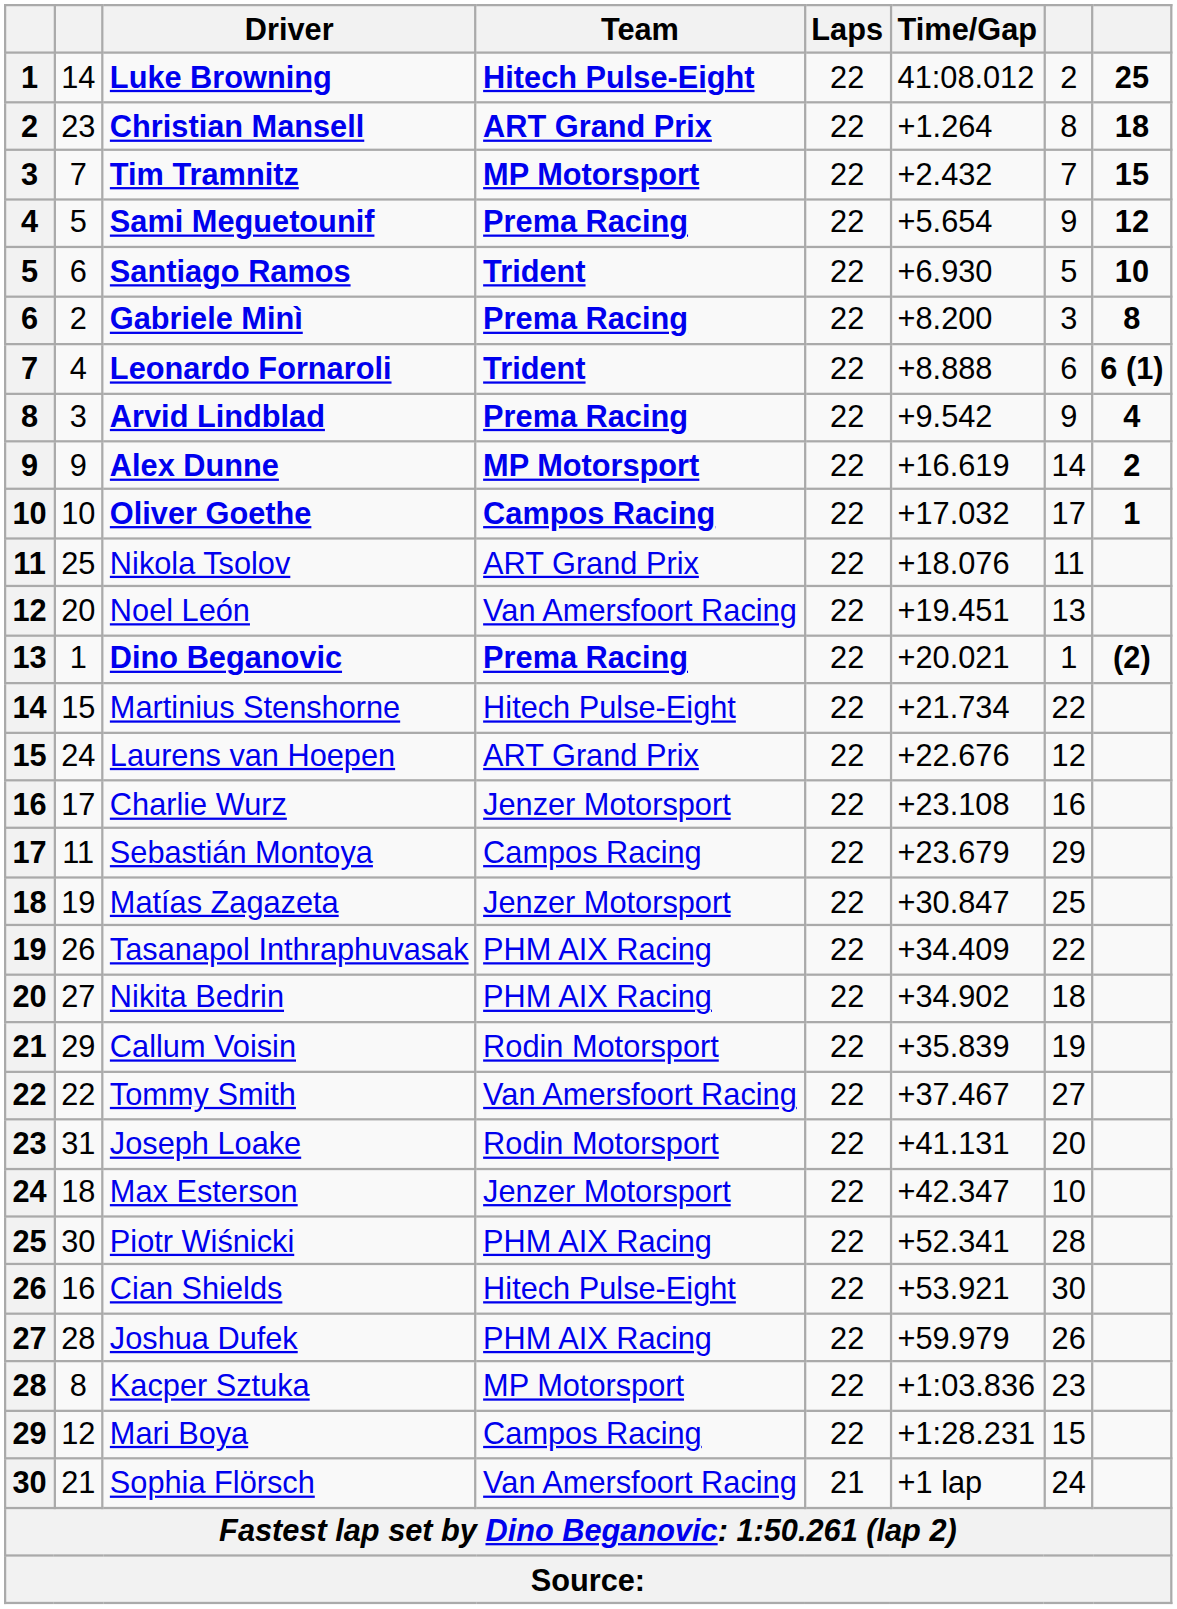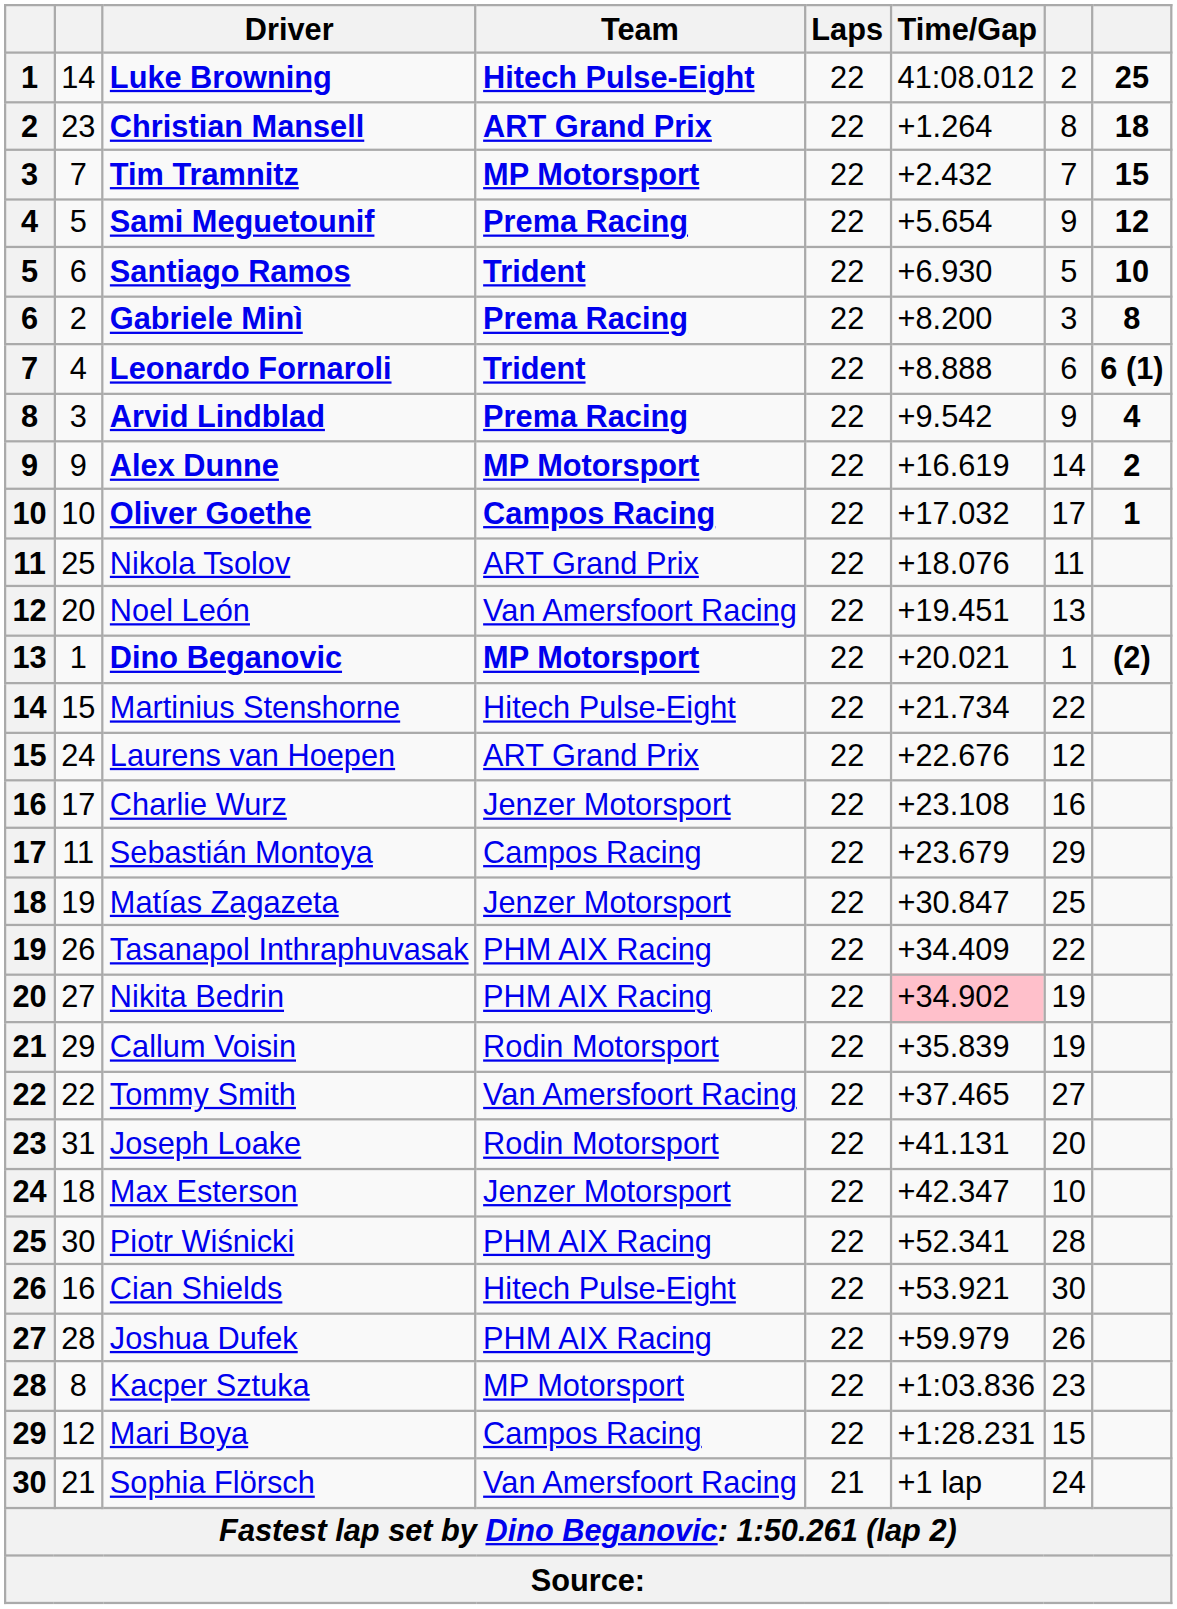(586, 659) Prema Racing -> (591, 659) MP Motorsport
(954, 998) no background -> (954, 998) pink background
(1069, 998) 18 -> (1069, 998) 19
(954, 1095) +37.467 -> (954, 1095) +37.465
